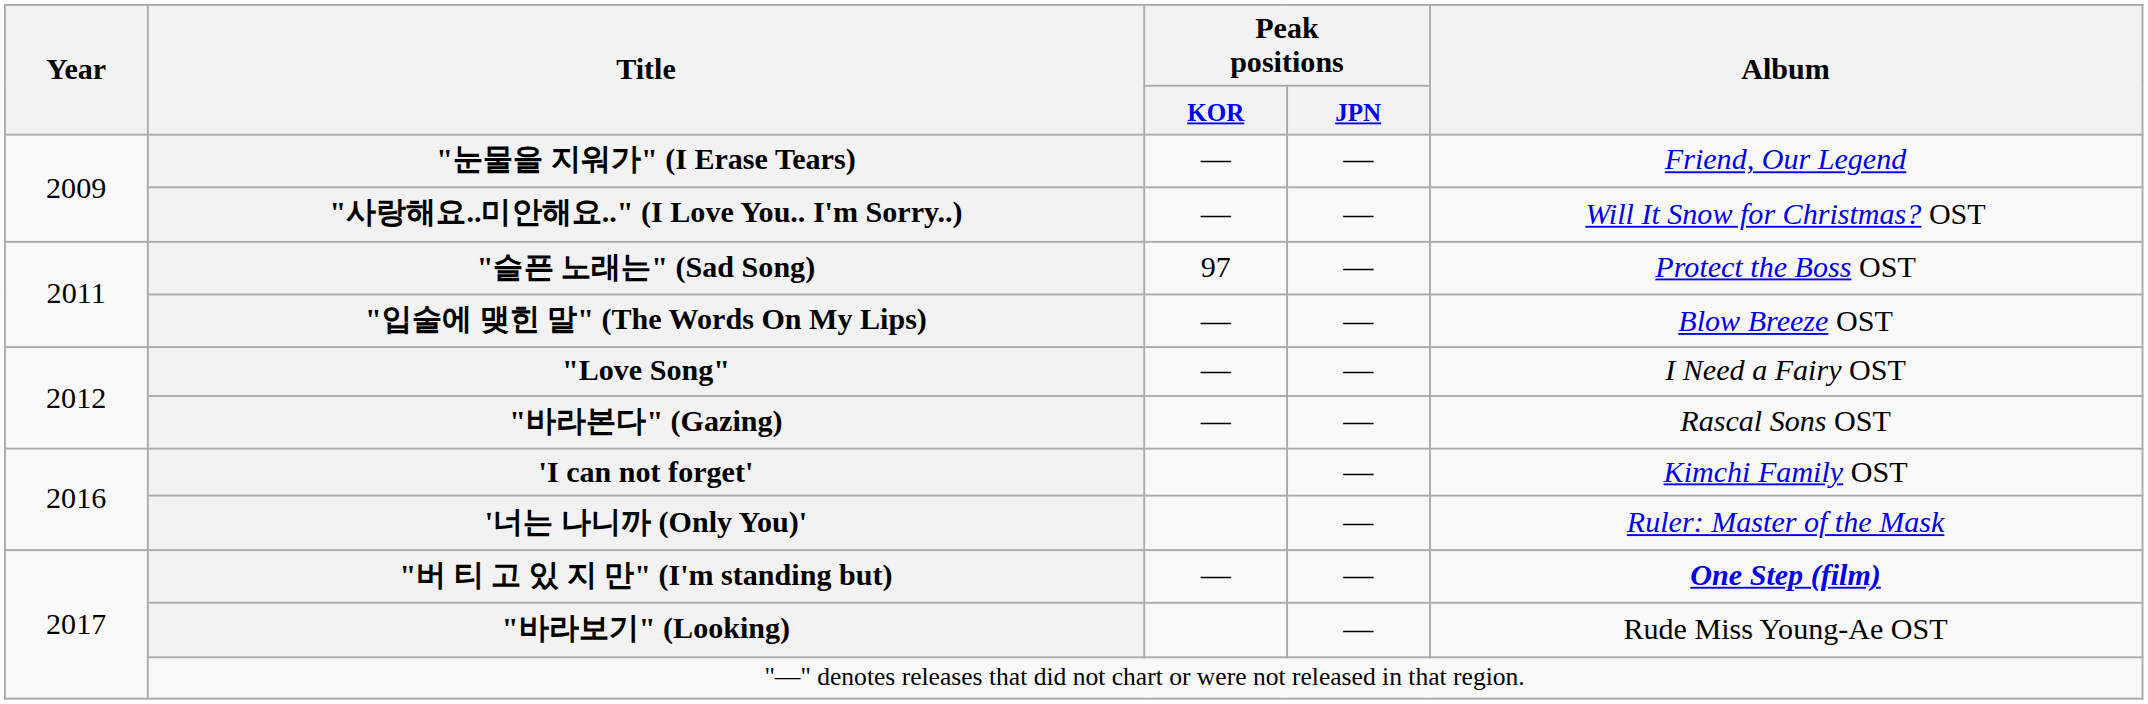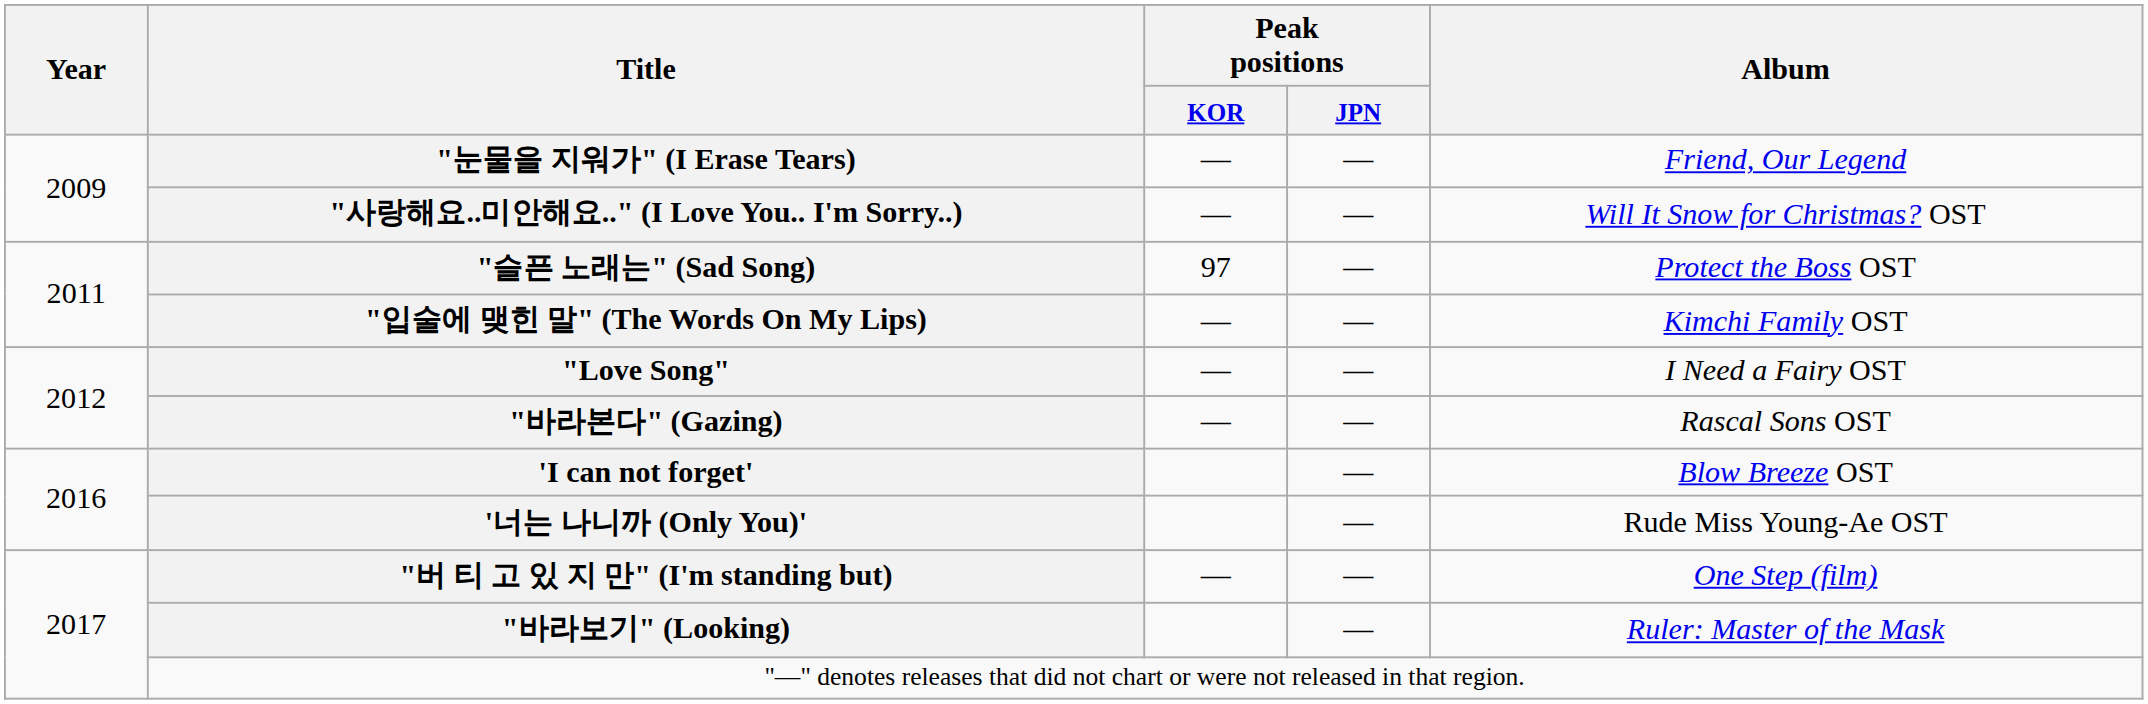(1786, 320) Blow Breeze OST -> (1786, 320) Kimchi Family OST
(1786, 472) Kimchi Family OST -> (1786, 472) Blow Breeze OST
(1786, 522) Ruler: Master of the Mask -> (1786, 522) Rude Miss Young-Ae OST
(1786, 575) bold -> (1786, 575) normal
(1786, 629) Rude Miss Young-Ae OST -> (1786, 629) Ruler: Master of the Mask
